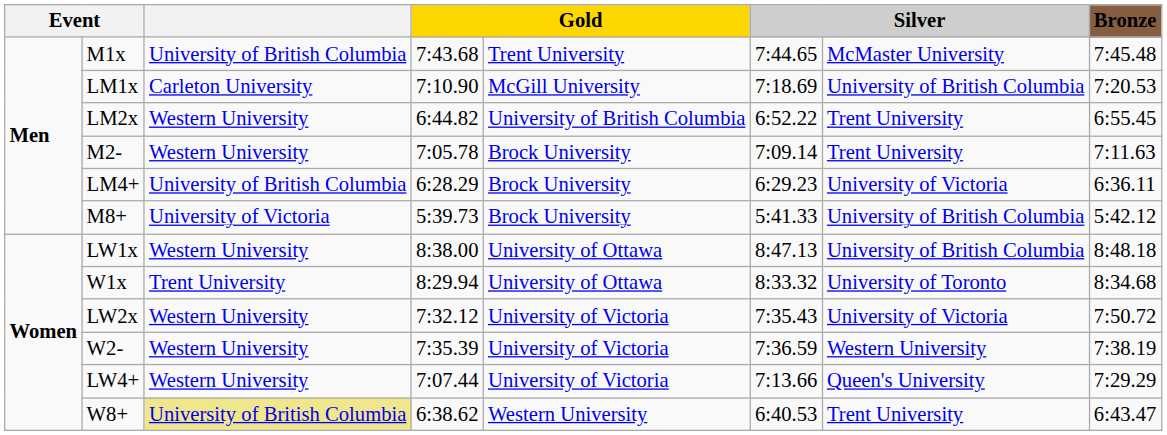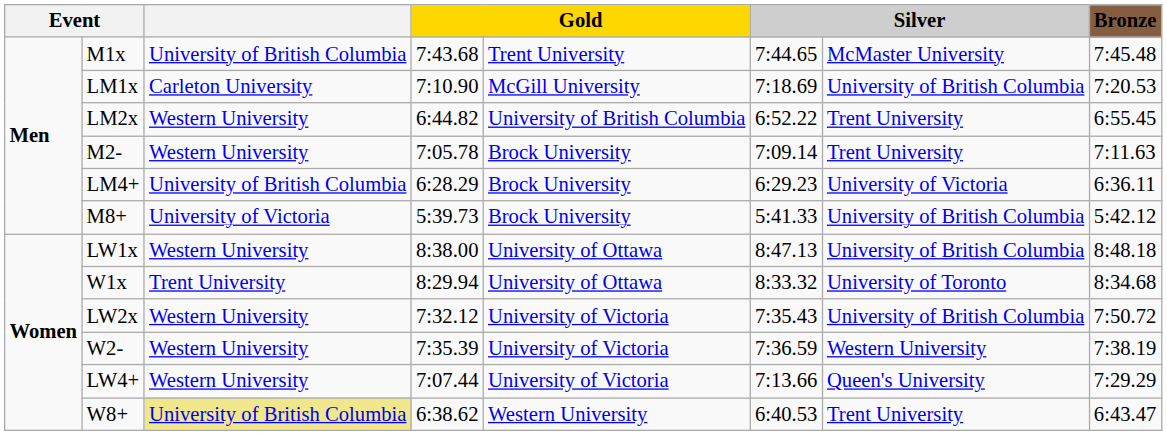(917, 315) University of Victoria -> (956, 315) University of British Columbia
